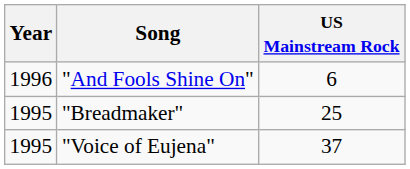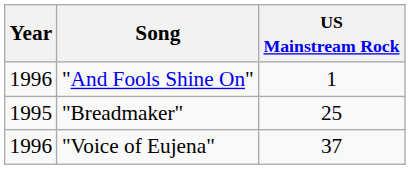(332, 79) 6 -> (332, 79) 1
(31, 146) 1995 -> (31, 146) 1996
